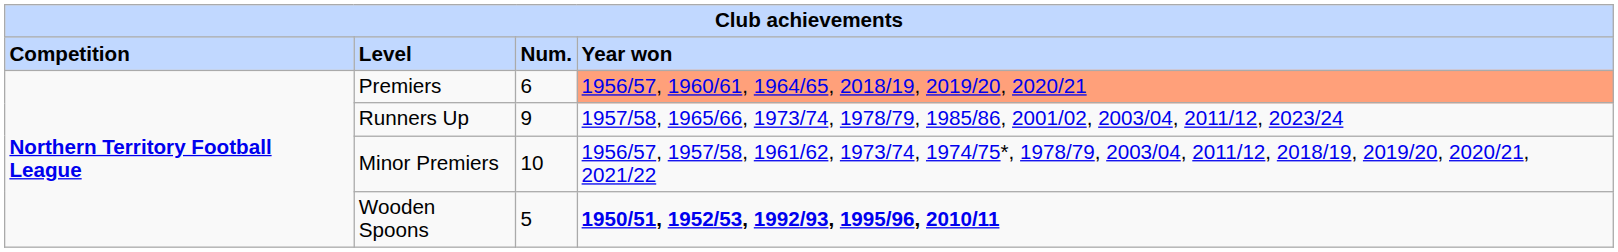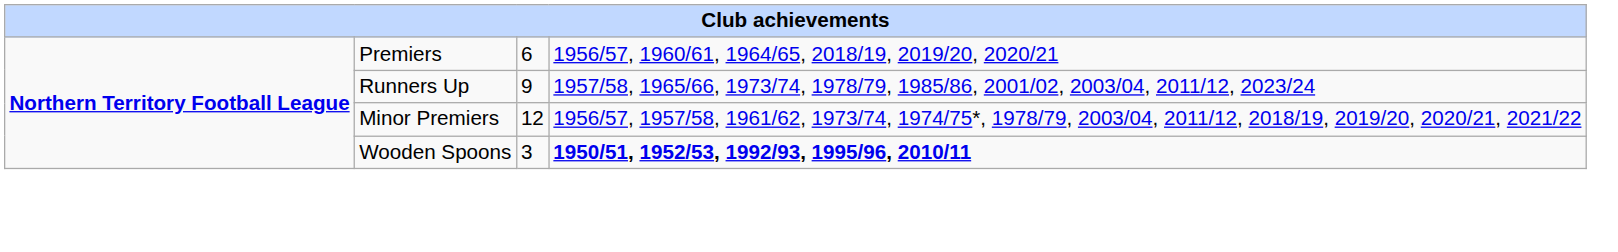- row: (385, 53)
(834, 86) lightsalmon background -> (806, 53) no background
(532, 163) 10 -> (532, 119) 12
(526, 219) 5 -> (527, 151) 3
